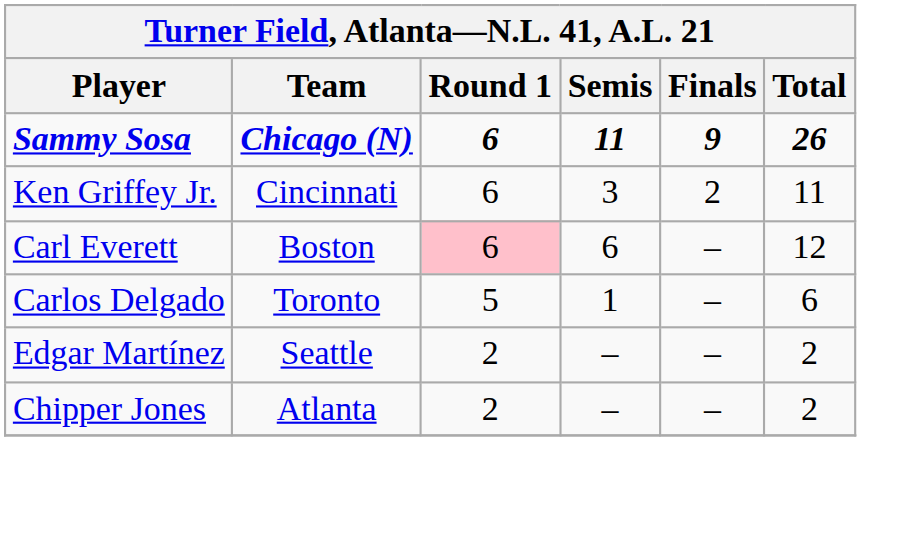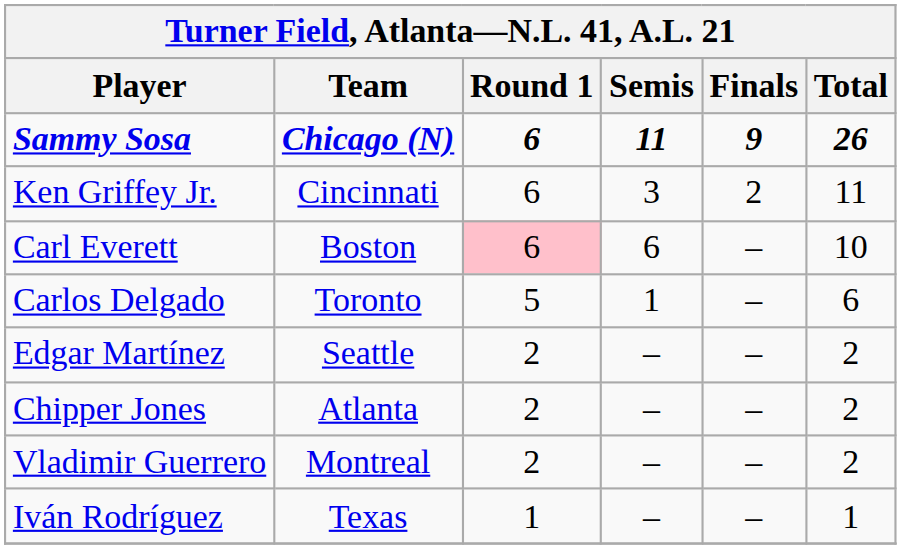(809, 246) 12 -> (851, 246) 10
+ row: (140, 461)
+ row: (118, 515)
